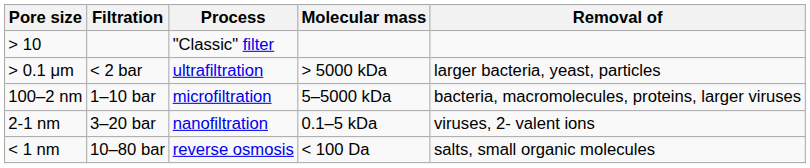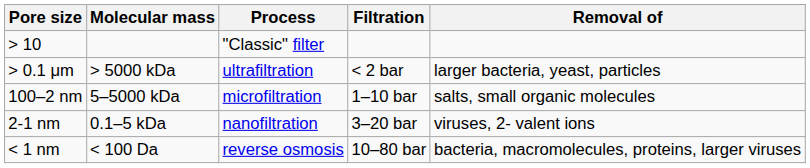columns swapped: (364, 17) <-> (128, 17)
(618, 96) bacteria, macromolecules, proteins, larger viruses -> (545, 96) salts, small organic molecules
(545, 149) salts, small organic molecules -> (618, 149) bacteria, macromolecules, proteins, larger viruses
